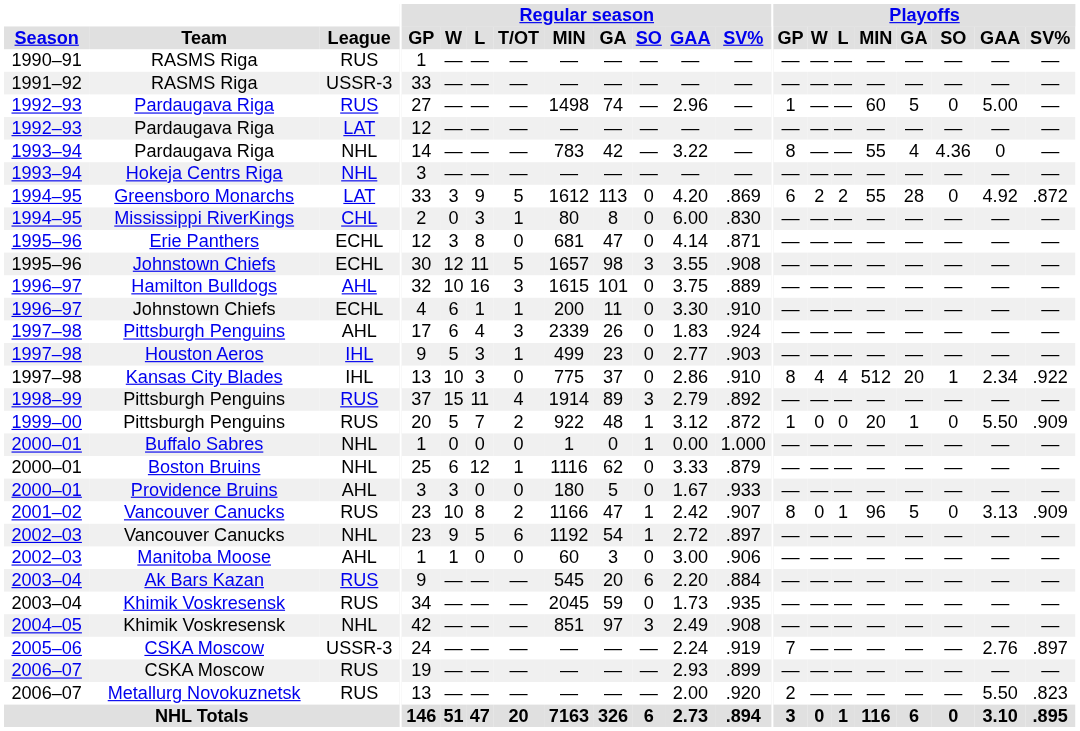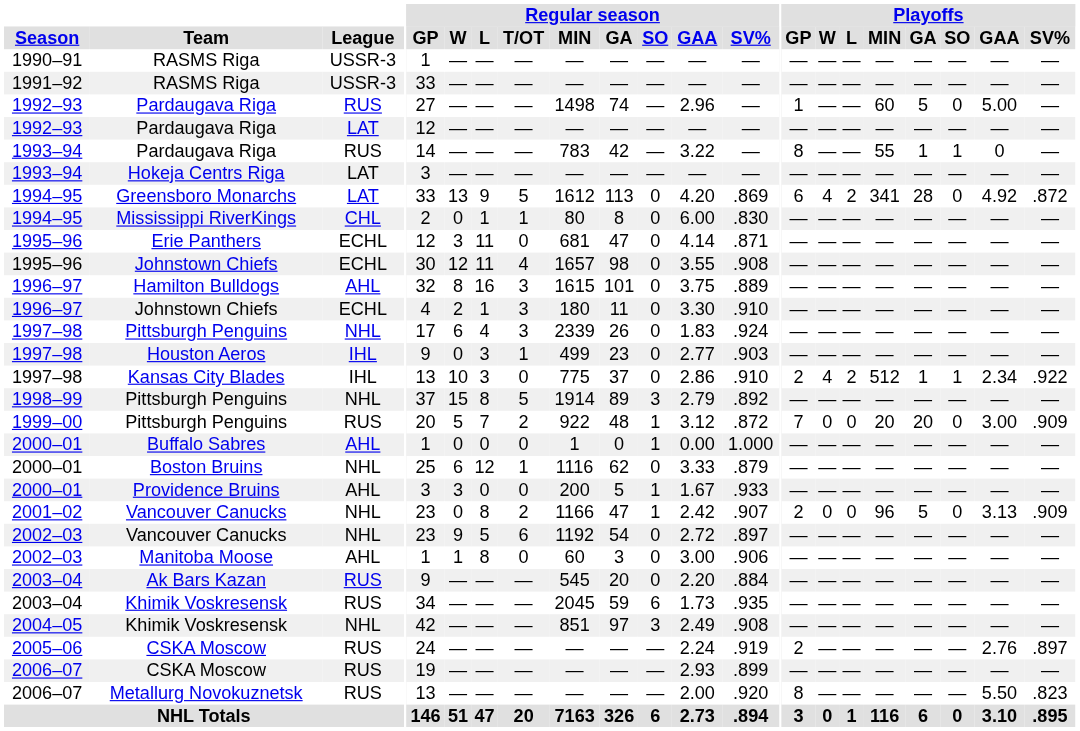(359, 60) RUS -> (363, 60) USSR-3
(359, 150) NHL -> (363, 150) RUS
(914, 150) 4 -> (923, 150) 1
(953, 150) 4.36 -> (957, 150) 1
(359, 173) NHL -> (363, 173) LAT
(453, 196) 3 -> (458, 196) 13
(819, 196) 2 -> (827, 196) 4
(876, 196) 55 -> (885, 196) 341
(480, 218) 3 -> (485, 218) 1
(480, 241) 8 -> (485, 241) 11
(518, 263) 5 -> (524, 263) 4
(649, 263) 3 -> (655, 263) 0
(454, 286) 10 -> (458, 286) 8
(453, 309) 6 -> (458, 309) 2
(518, 309) 1 -> (524, 309) 3
(569, 309) 200 -> (575, 309) 180
(359, 331) AHL -> (363, 331) NHL
(453, 354) 5 -> (458, 354) 0
(791, 376) 8 -> (798, 376) 2
(843, 376) 4 -> (852, 376) 2
(914, 376) 20 -> (923, 376) 1
(359, 399) RUS -> (363, 399) NHL
(480, 399) 11 -> (485, 399) 8
(518, 399) 4 -> (524, 399) 5
(791, 422) 1 -> (798, 422) 7
(914, 422) 1 -> (923, 422) 20
(1000, 422) 5.50 -> (999, 422) 3.00
(359, 444) NHL -> (363, 444) AHL
(569, 489) 180 -> (575, 489) 200
(649, 489) 0 -> (655, 489) 1
(359, 512) RUS -> (363, 512) NHL
(454, 512) 10 -> (458, 512) 0
(791, 512) 8 -> (798, 512) 2
(843, 512) 1 -> (852, 512) 0
(649, 535) 1 -> (655, 535) 0
(480, 557) 0 -> (485, 557) 8
(649, 580) 6 -> (655, 580) 0
(649, 602) 0 -> (655, 602) 6
(359, 648) USSR-3 -> (363, 648) RUS
(791, 648) 7 -> (798, 648) 2
(791, 693) 2 -> (798, 693) 8
